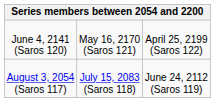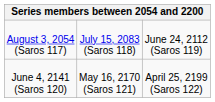rows swapped: (41, 84) <-> (41, 45)
